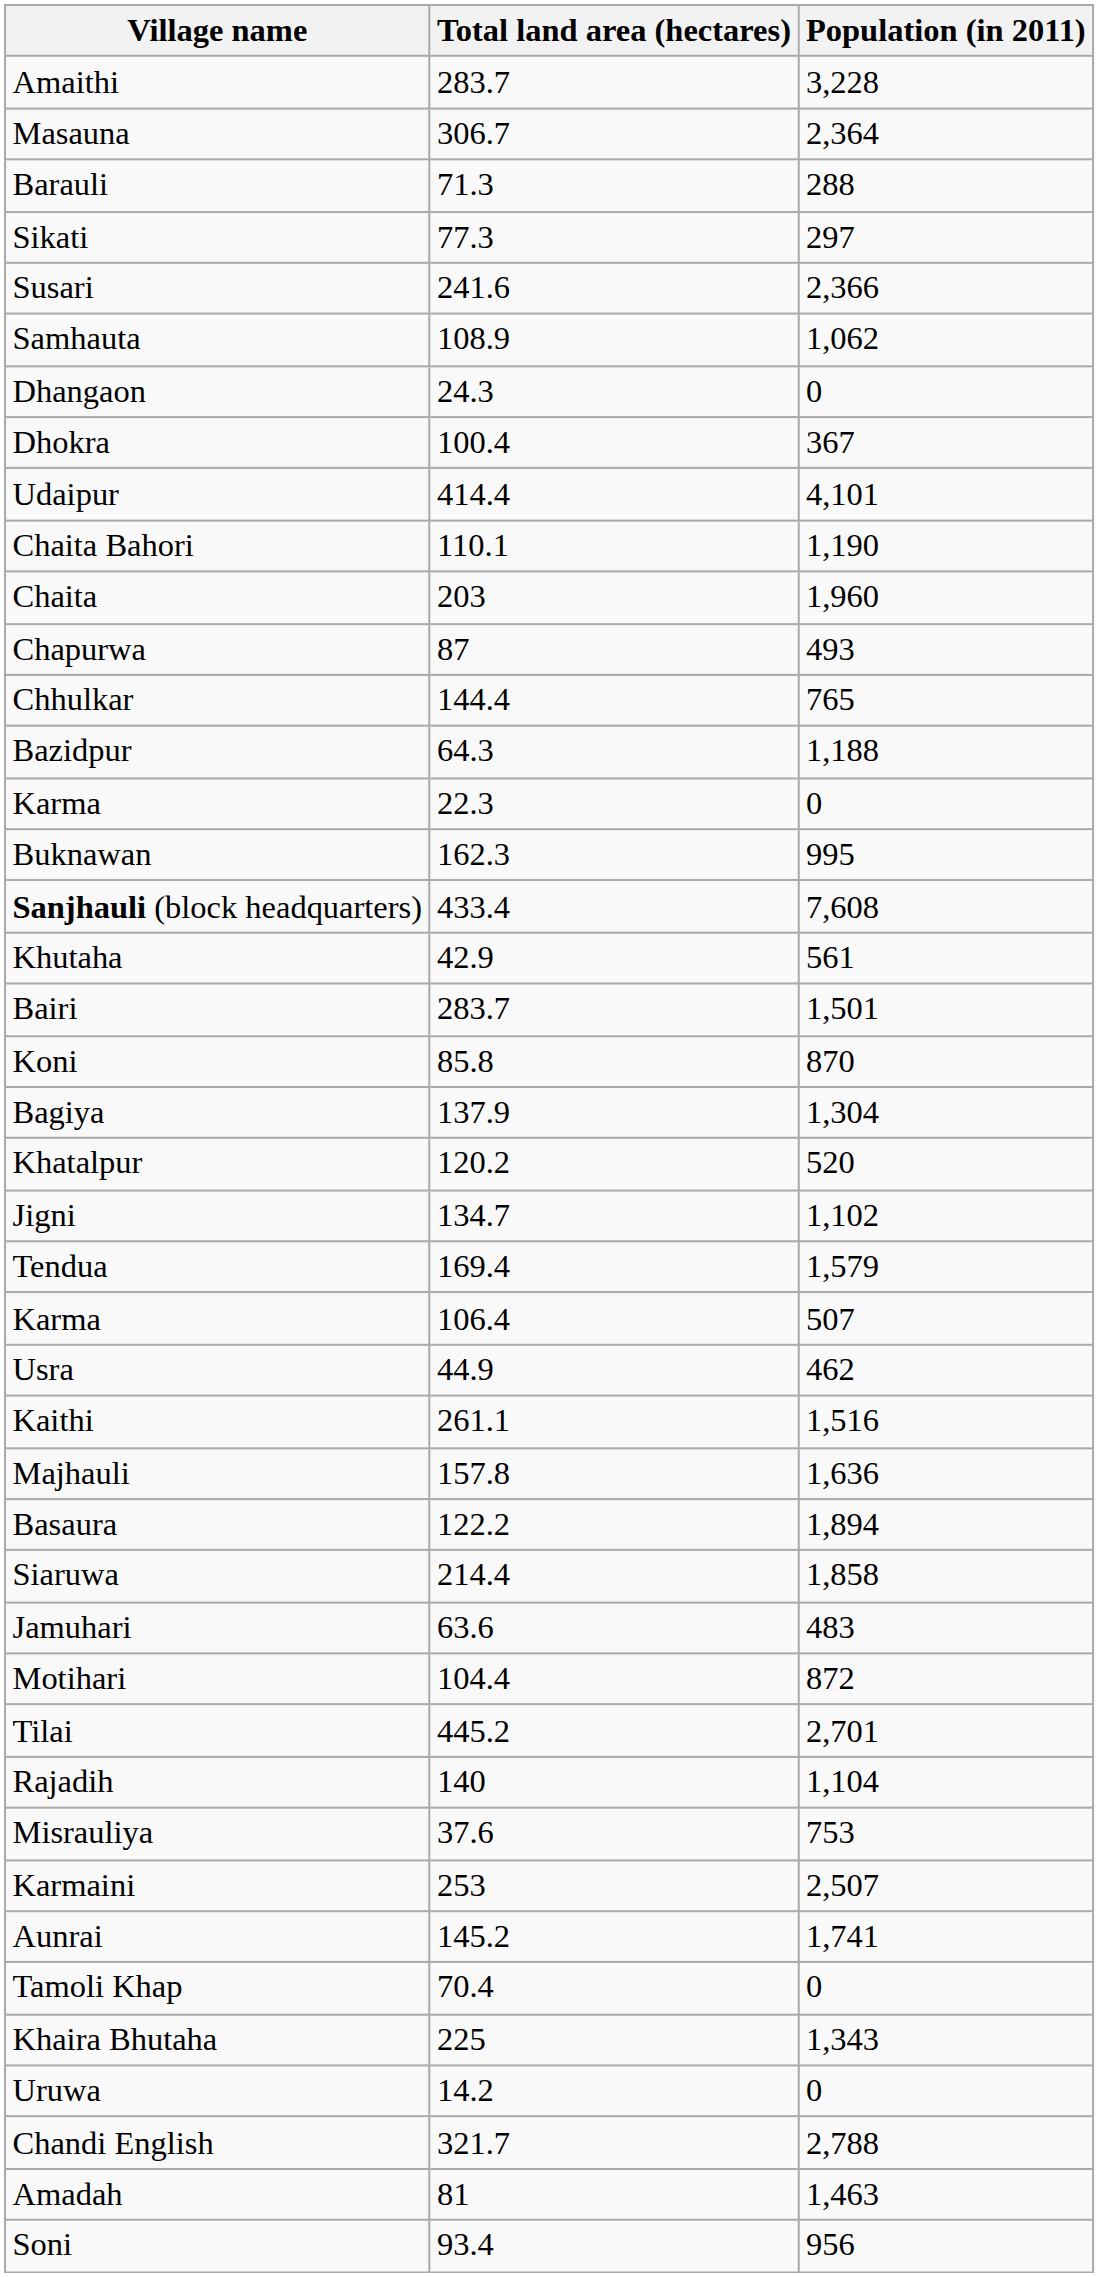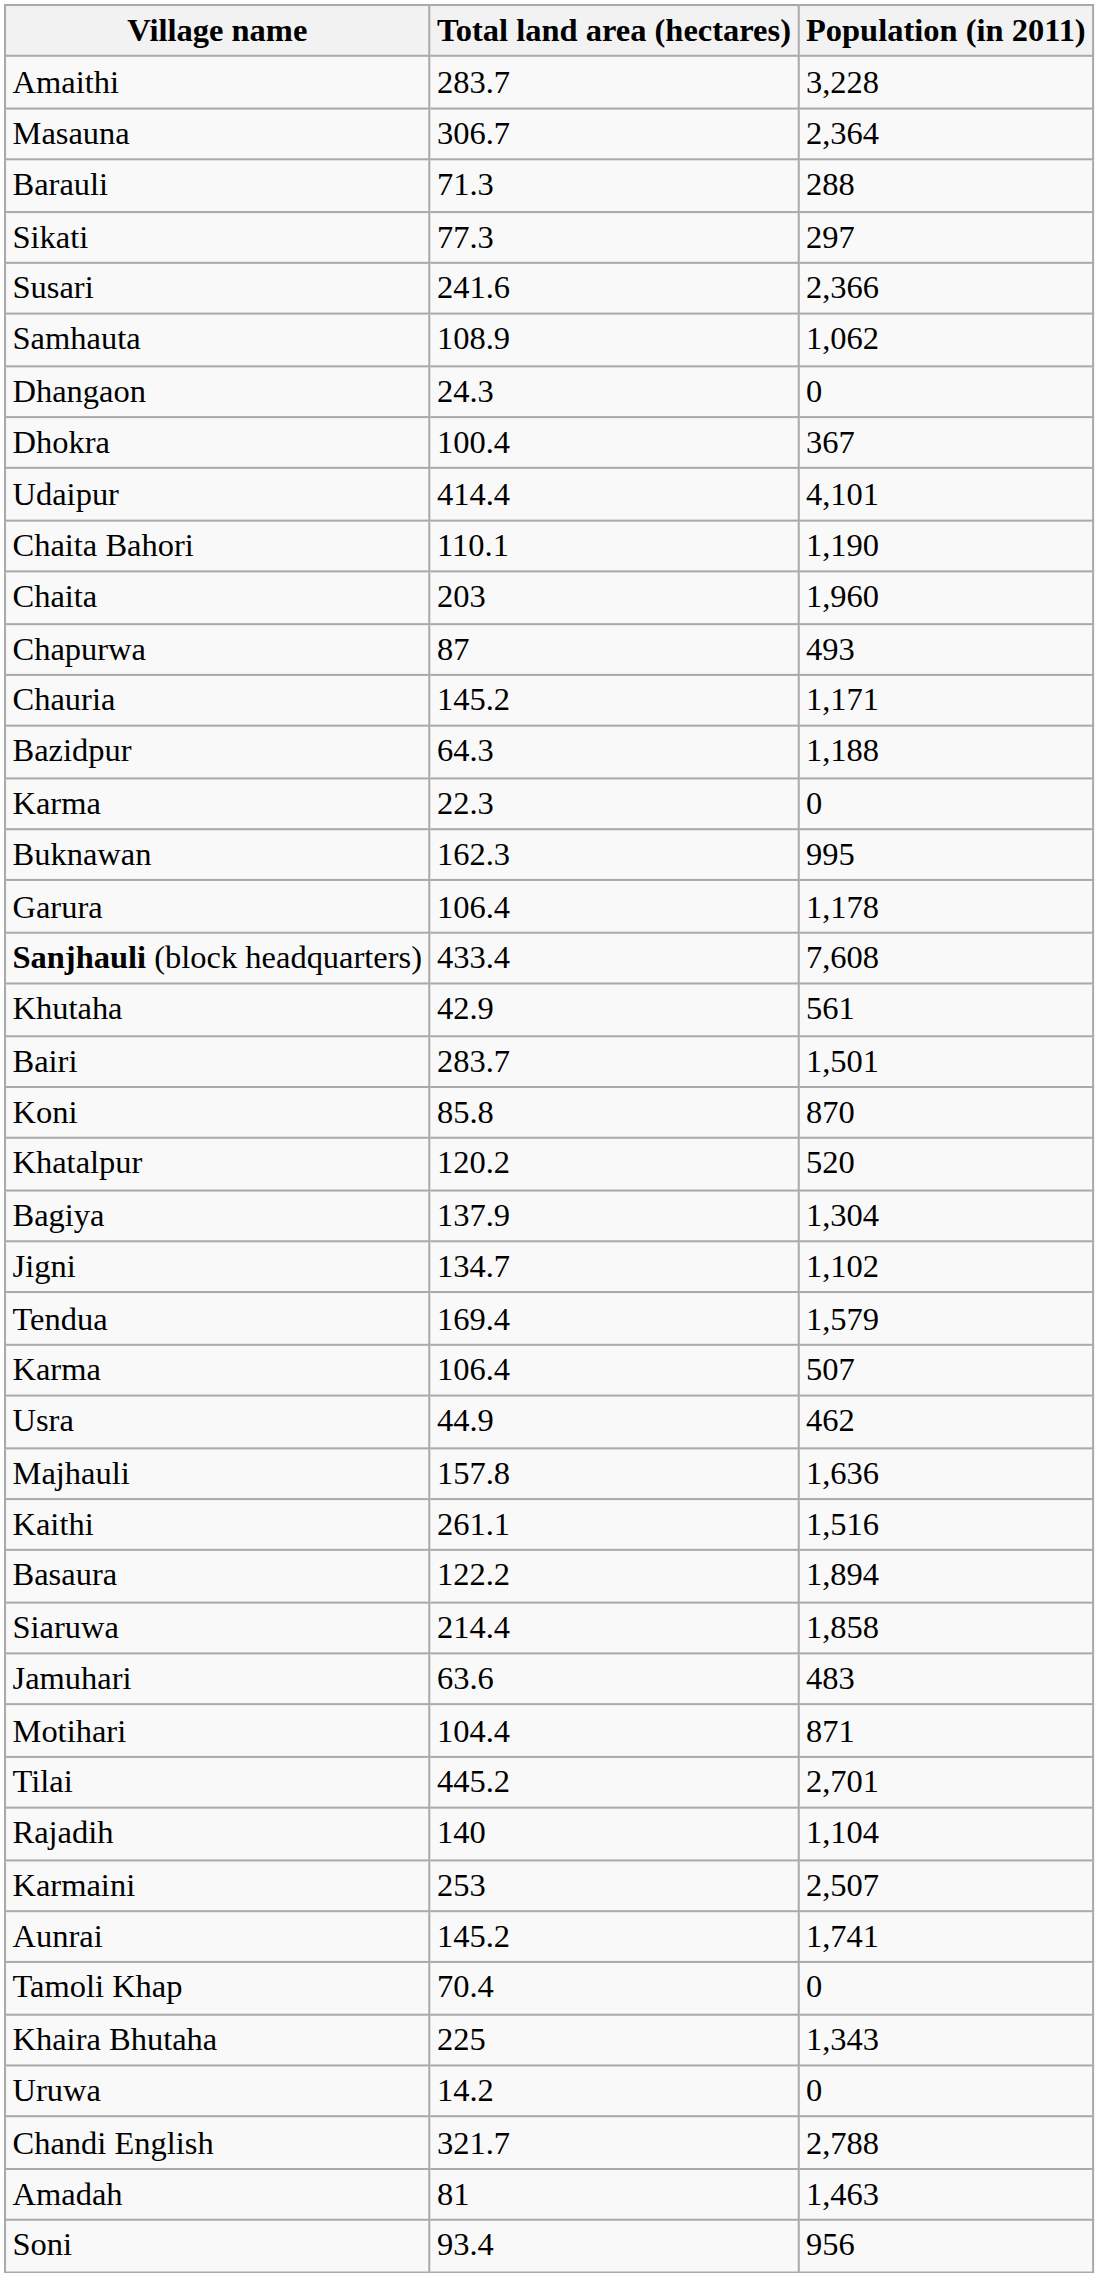- row: (73, 699)
+ row: (64, 699)
+ row: (58, 905)
rows swapped: (77, 1163) <-> (59, 1111)
rows swapped: (53, 1421) <-> (71, 1472)
(830, 1678) 872 -> (830, 1730) 871
- row: (83, 1833)
